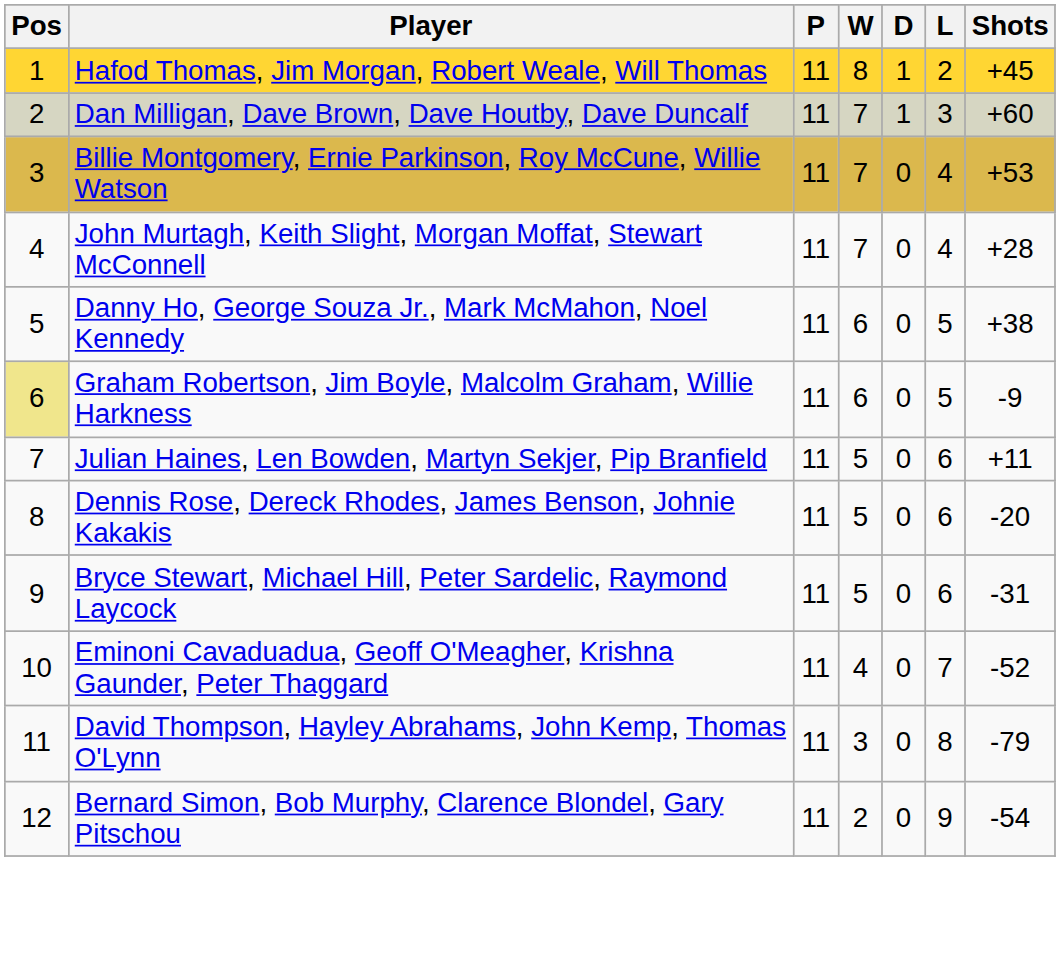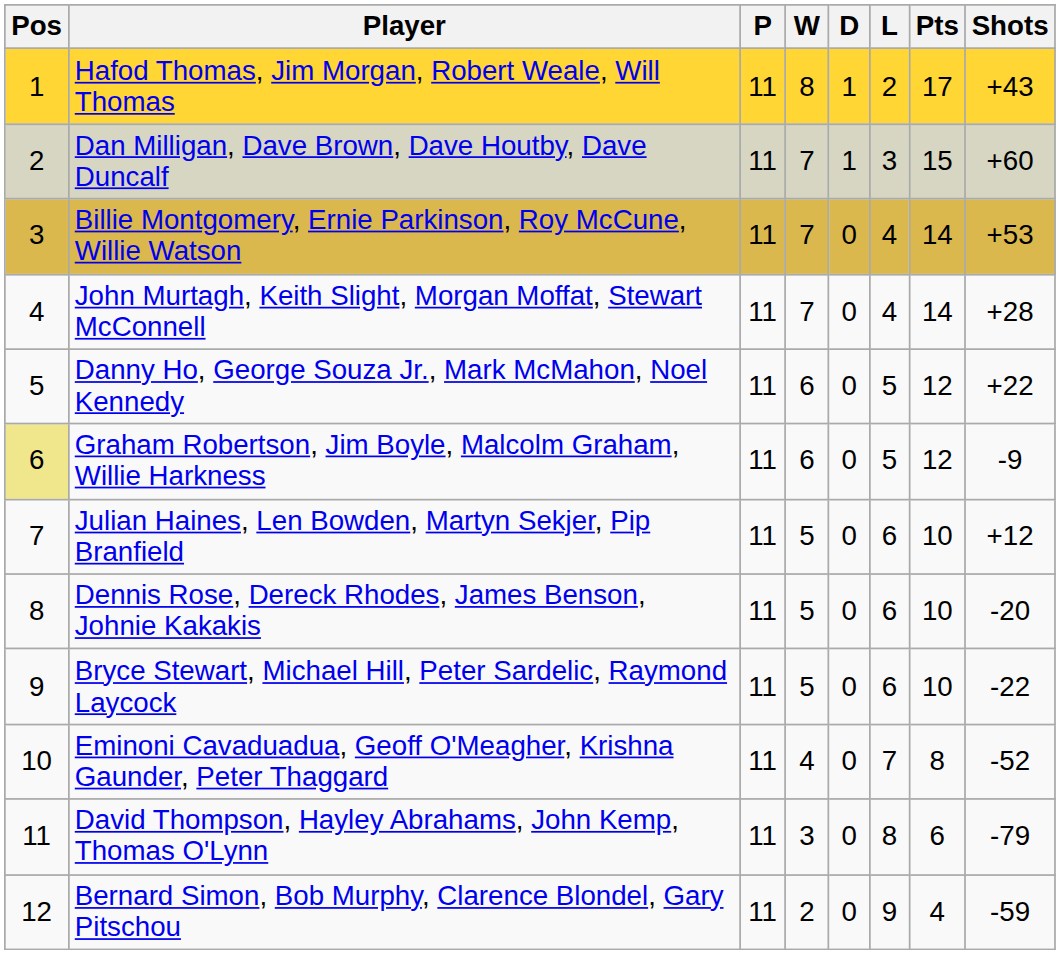+ column: (937, 26)
(1010, 70) +45 -> (1010, 85) +43
(1010, 323) +38 -> (1010, 386) +22
(1010, 458) +11 -> (1010, 536) +12
(1010, 592) -31 -> (1010, 686) -22
(1010, 817) -54 -> (1010, 911) -59
